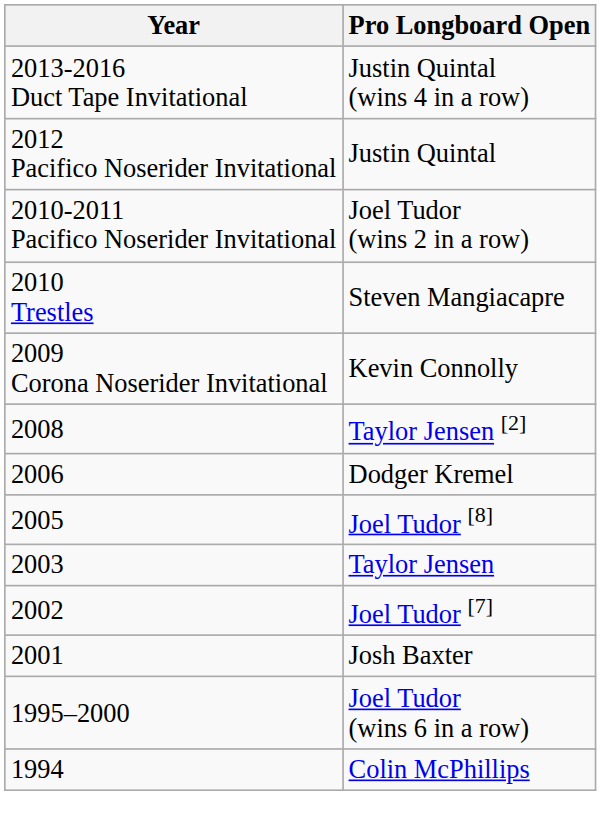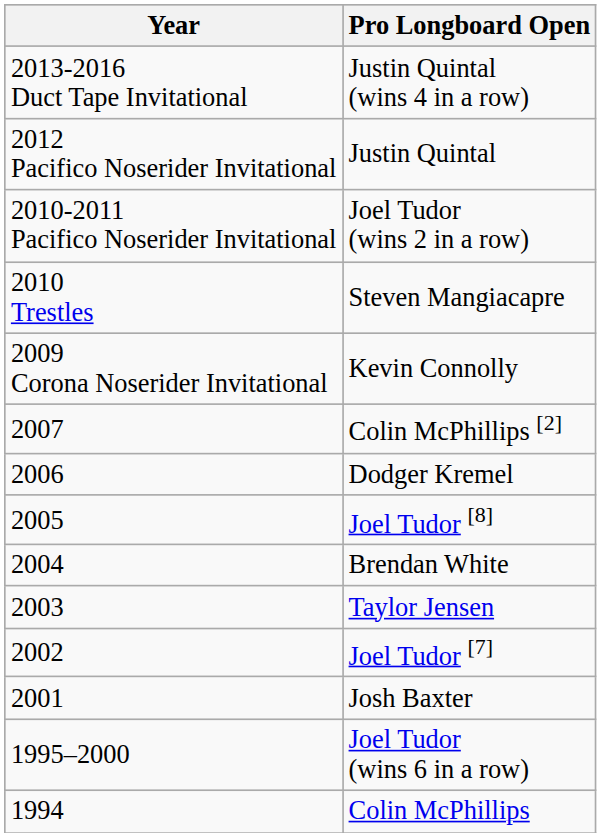- row: (437, 428)
+ row: (455, 428)
+ row: (429, 565)
